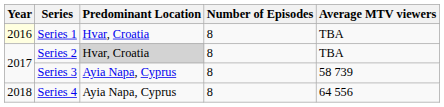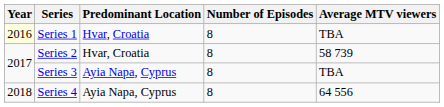(116, 53) lightgrey background -> (116, 53) no background
(331, 53) TBA -> (336, 53) 58 739
(336, 72) 58 739 -> (331, 72) TBA
